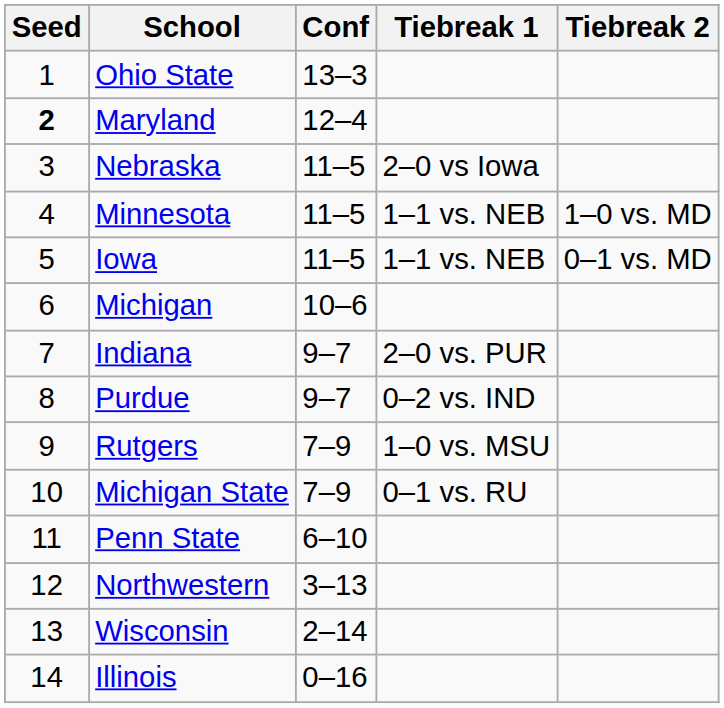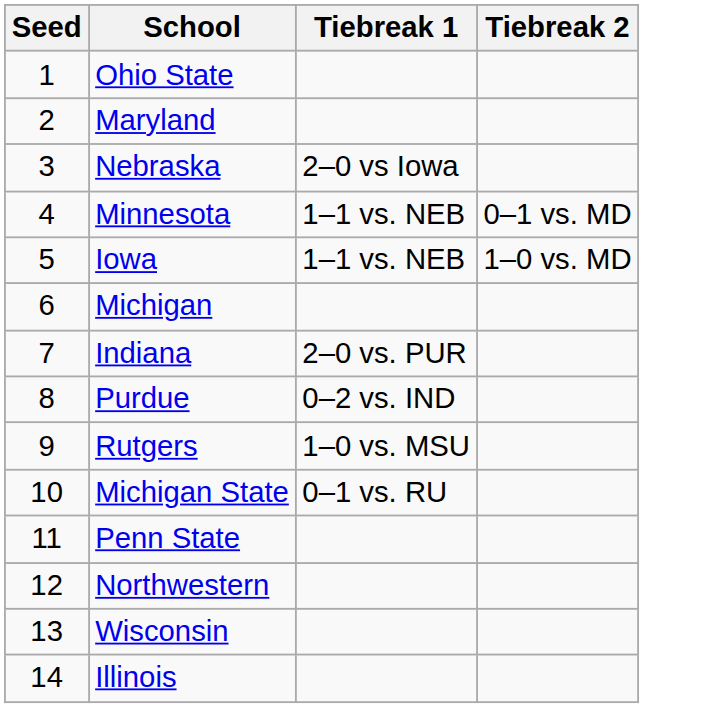- column: (336, 27)
(47, 120) bold -> (47, 120) normal
(638, 213) 1–0 vs. MD -> (558, 213) 0–1 vs. MD
(638, 259) 0–1 vs. MD -> (558, 259) 1–0 vs. MD
